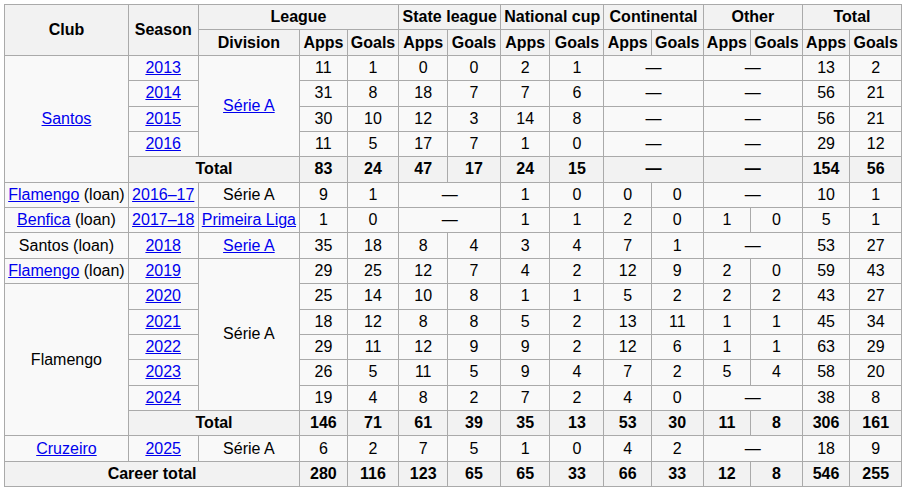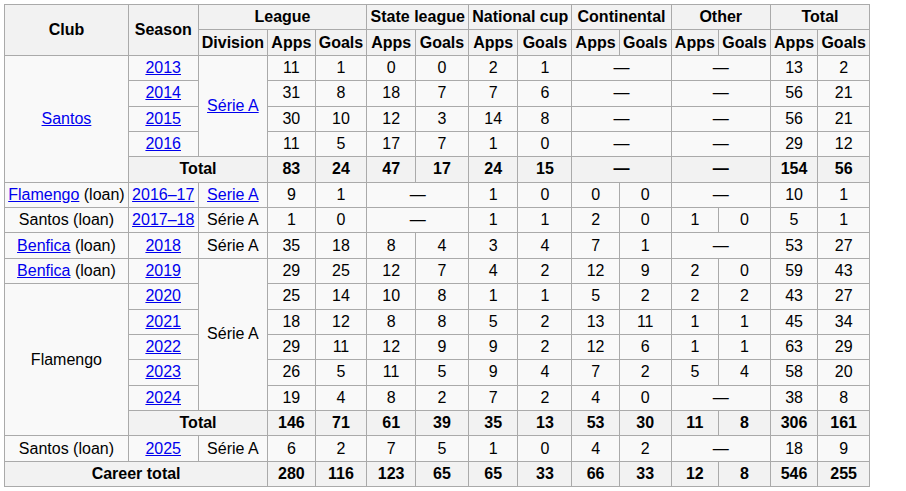(249, 194) Série A -> (233, 194) Serie A
(66, 220) Benfica (loan) -> (66, 220) Santos (loan)
(249, 220) Primeira Liga -> (233, 220) Série A
(66, 245) Santos (loan) -> (66, 245) Benfica (loan)
(249, 245) Serie A -> (233, 245) Série A
(66, 270) Flamengo (loan) -> (66, 270) Benfica (loan)
(66, 448) Cruzeiro -> (66, 448) Santos (loan)
